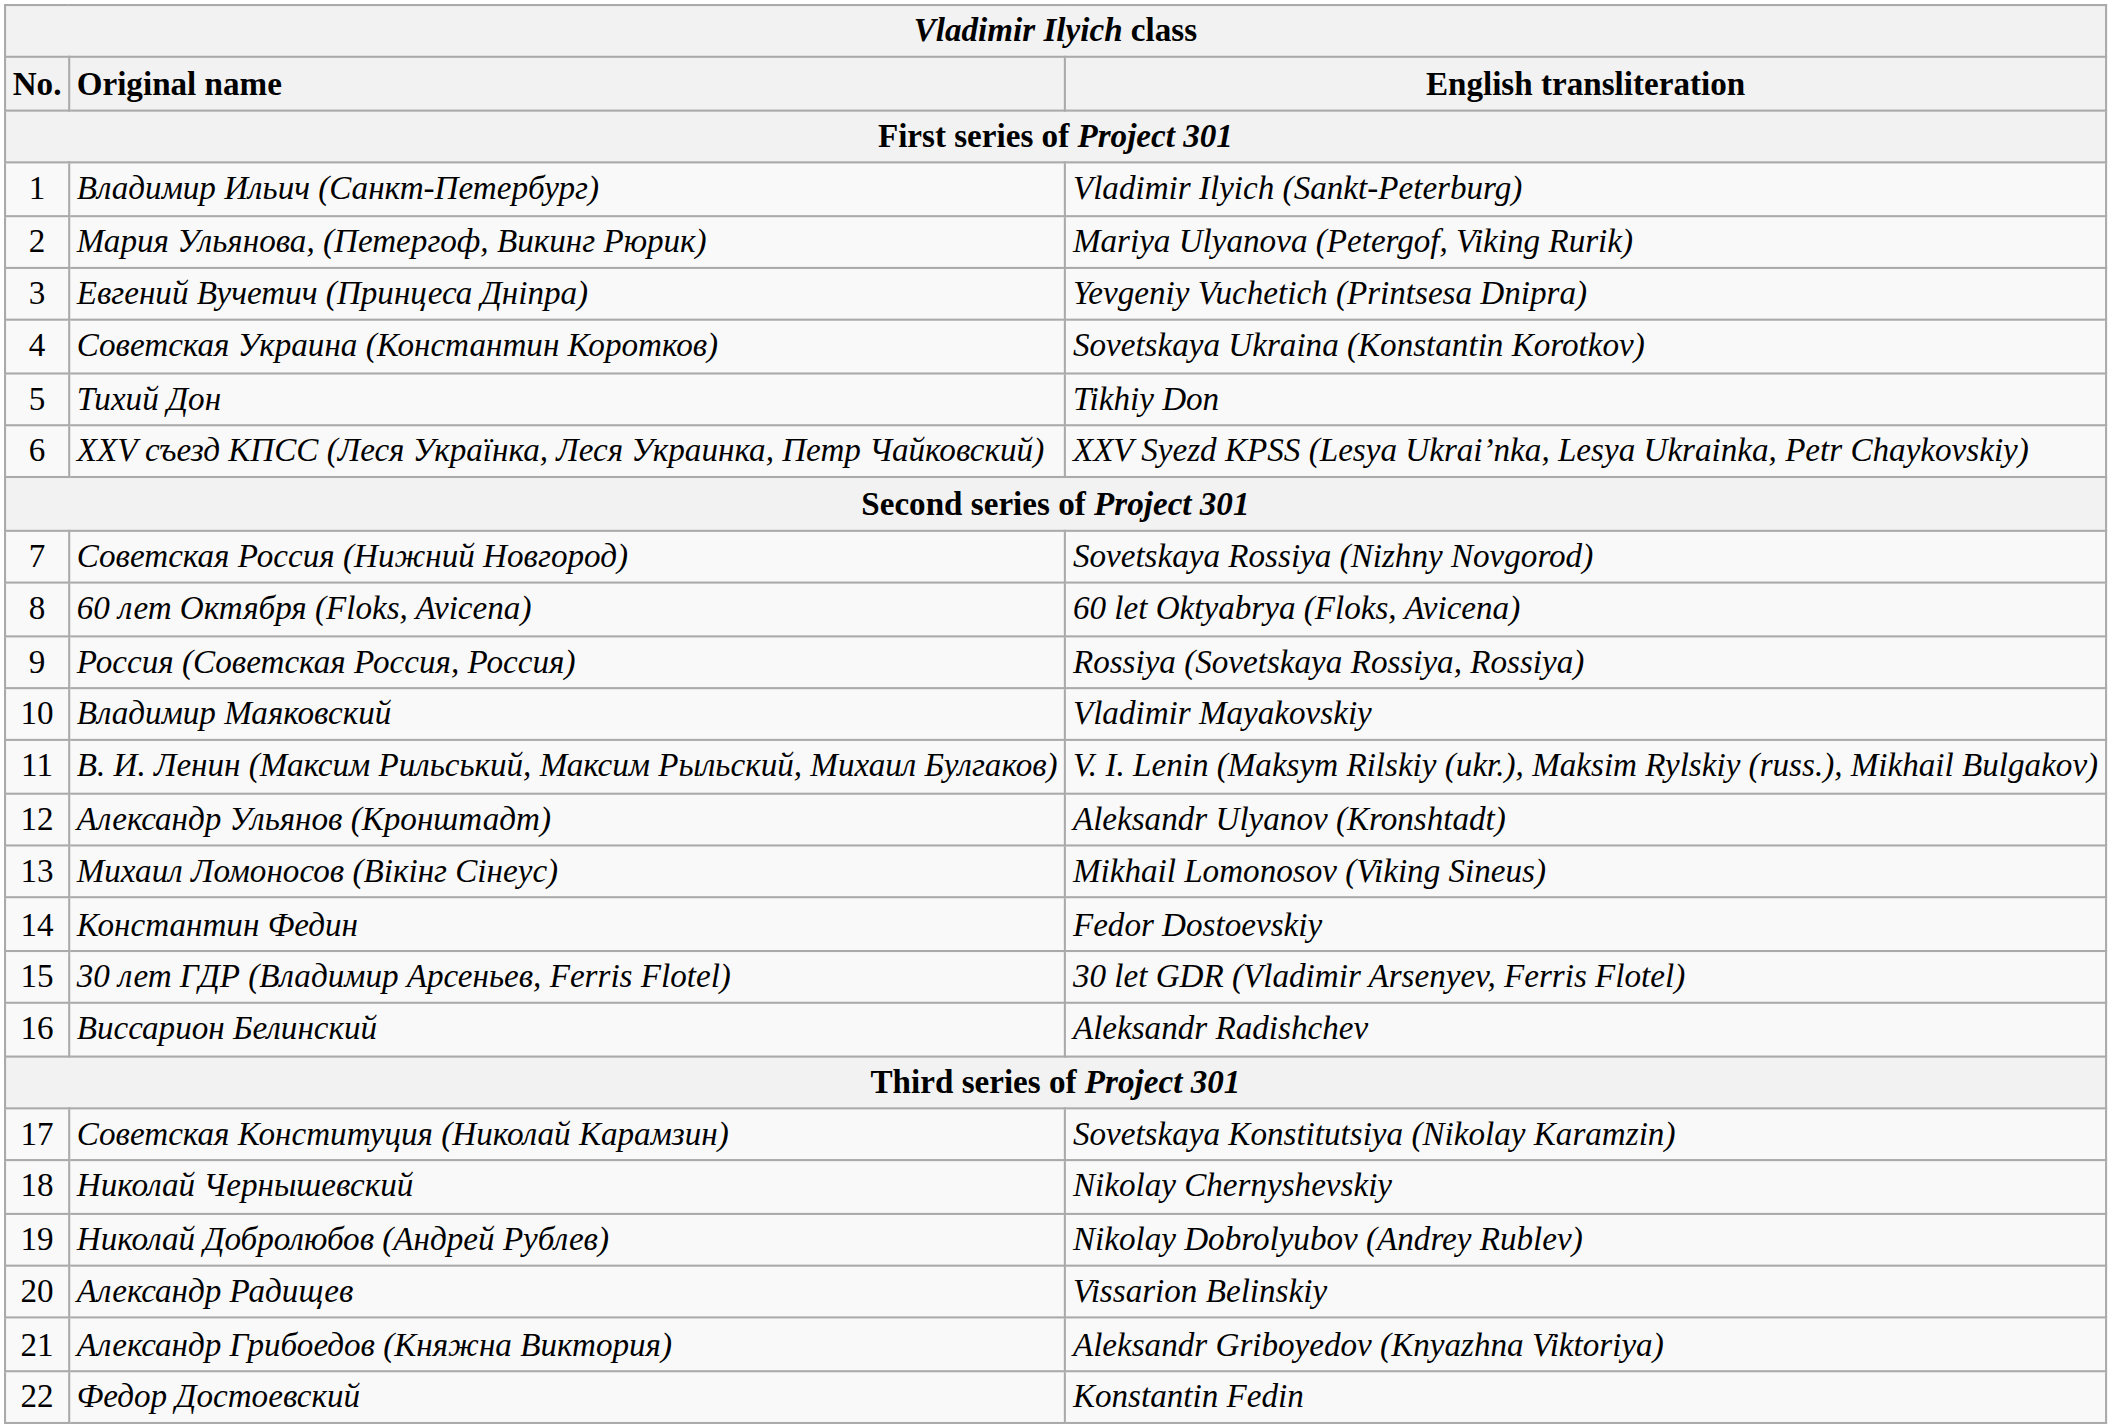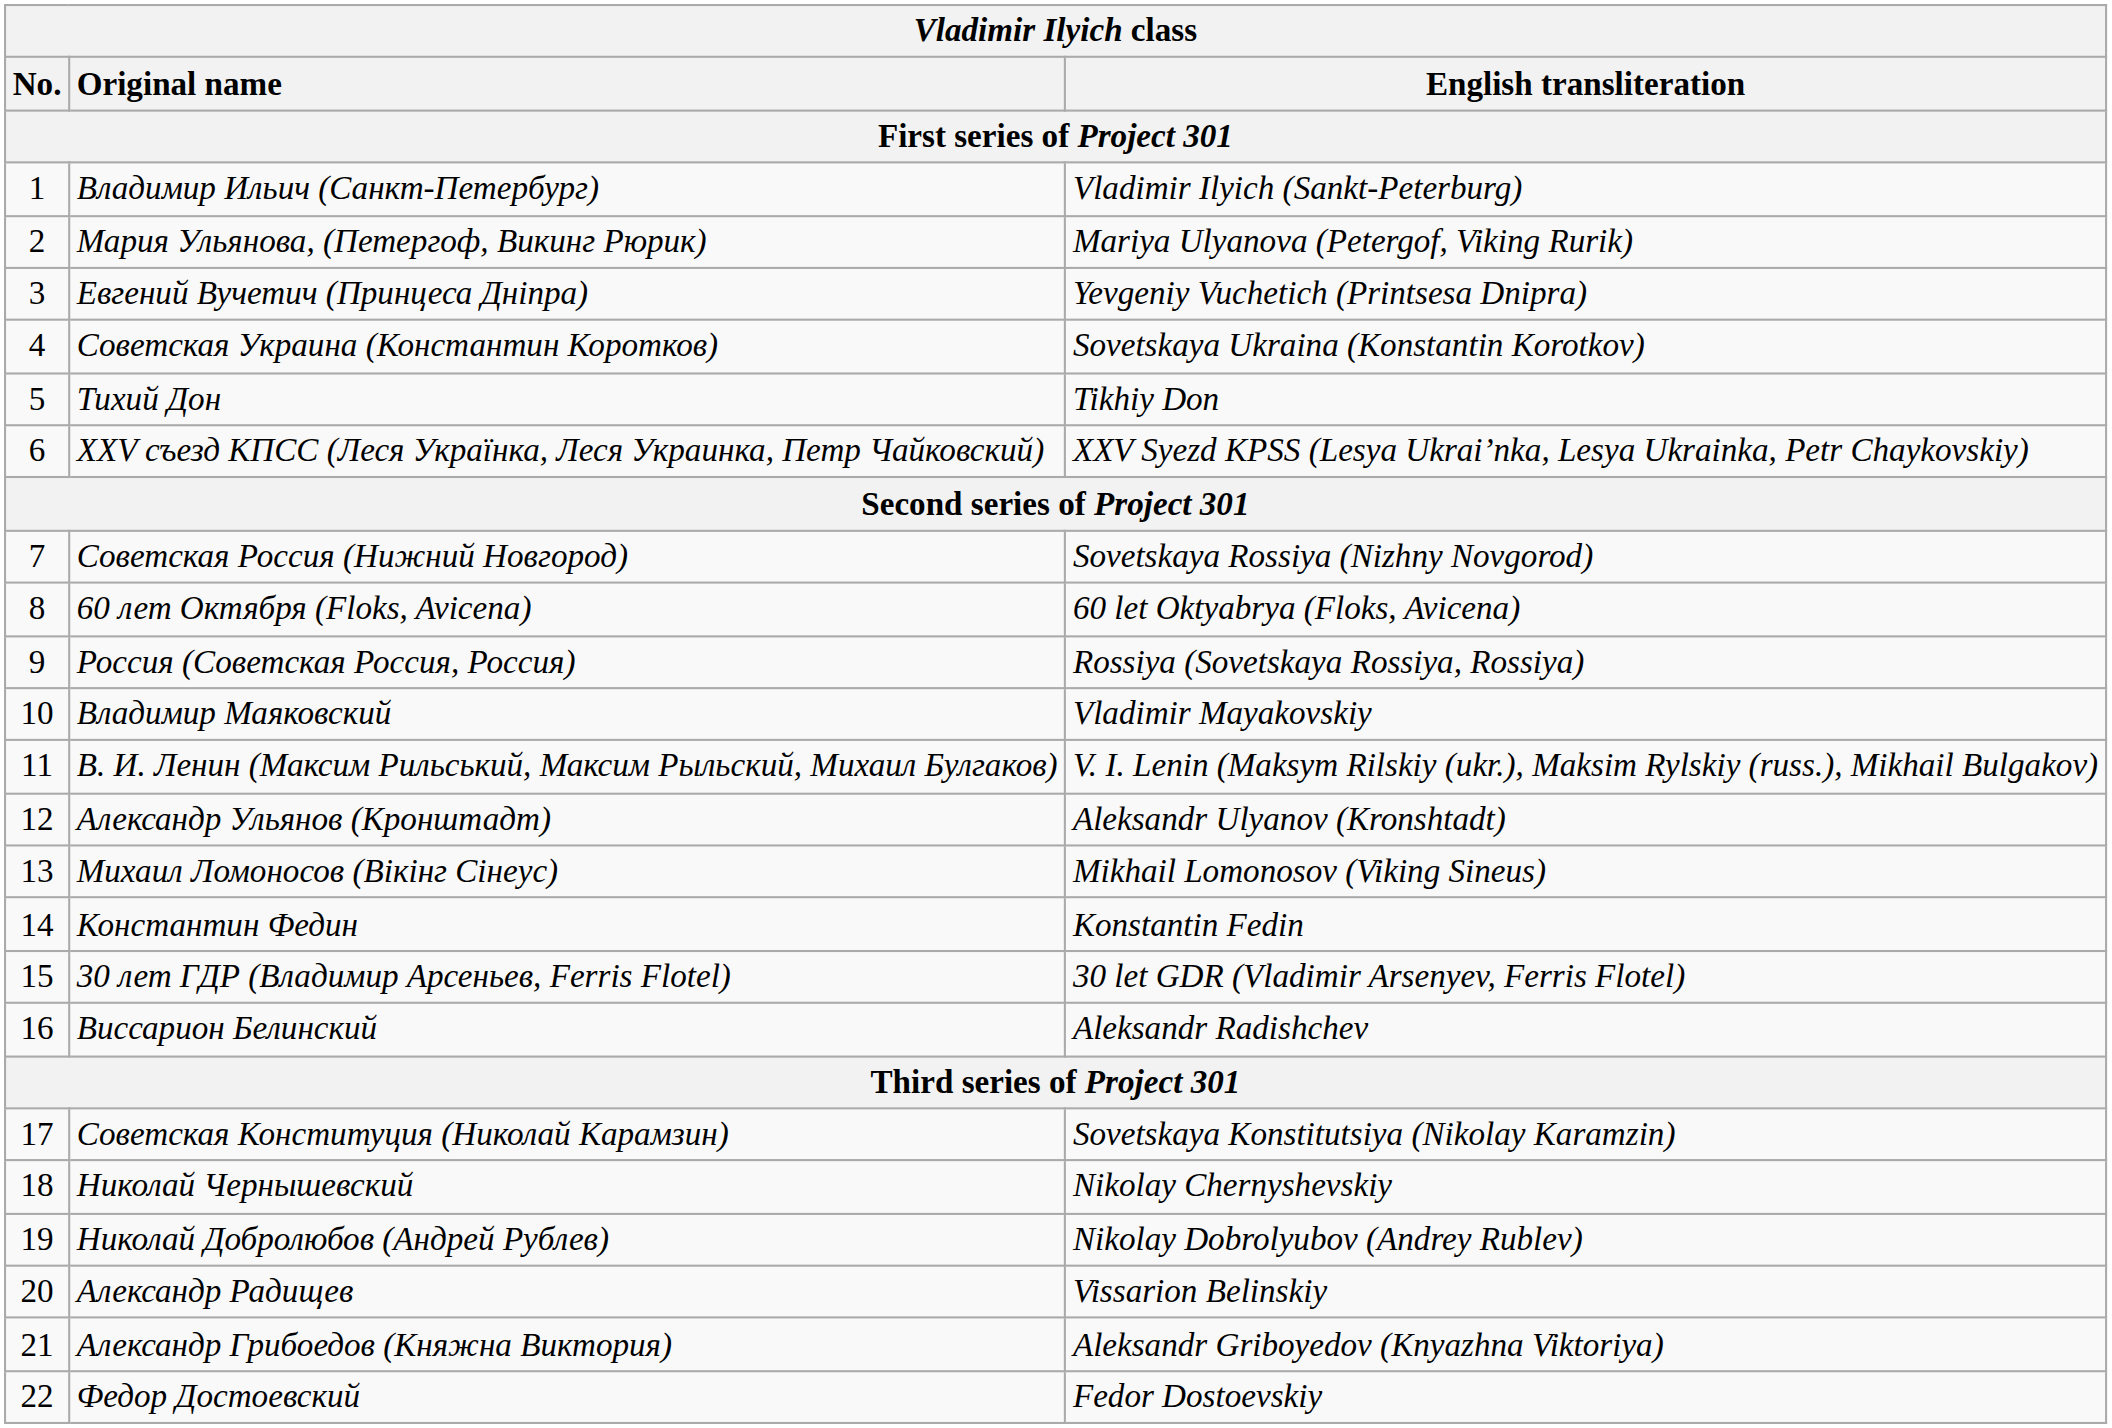(1198, 923) Fedor Dostoevskiy -> (1188, 923) Konstantin Fedin
(1188, 1396) Konstantin Fedin -> (1198, 1396) Fedor Dostoevskiy
